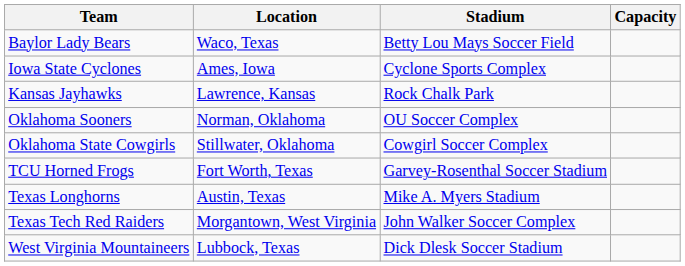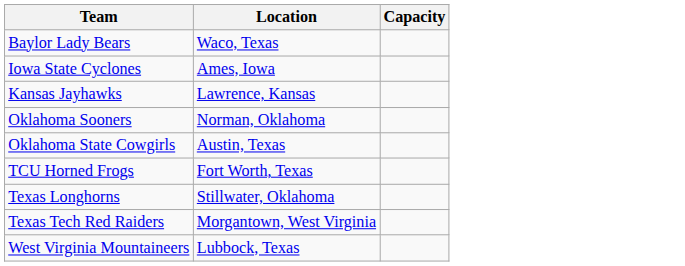- column: (495, 17)
(266, 145) Stillwater, Oklahoma -> (241, 145) Austin, Texas
(241, 196) Austin, Texas -> (266, 196) Stillwater, Oklahoma
